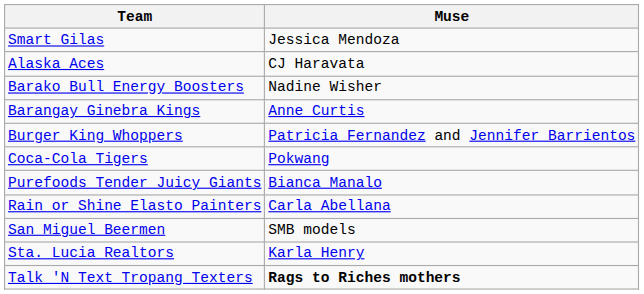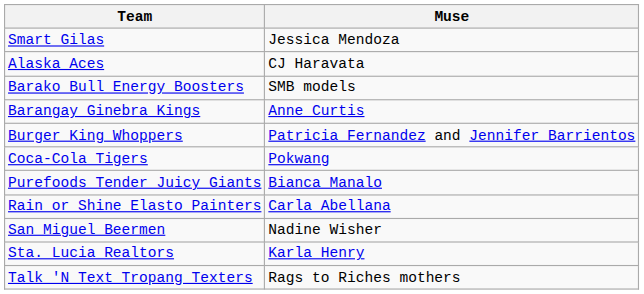(325, 88) Nadine Wisher -> (312, 88) SMB models
(312, 230) SMB models -> (325, 230) Nadine Wisher
(364, 277) bold -> (364, 277) normal
